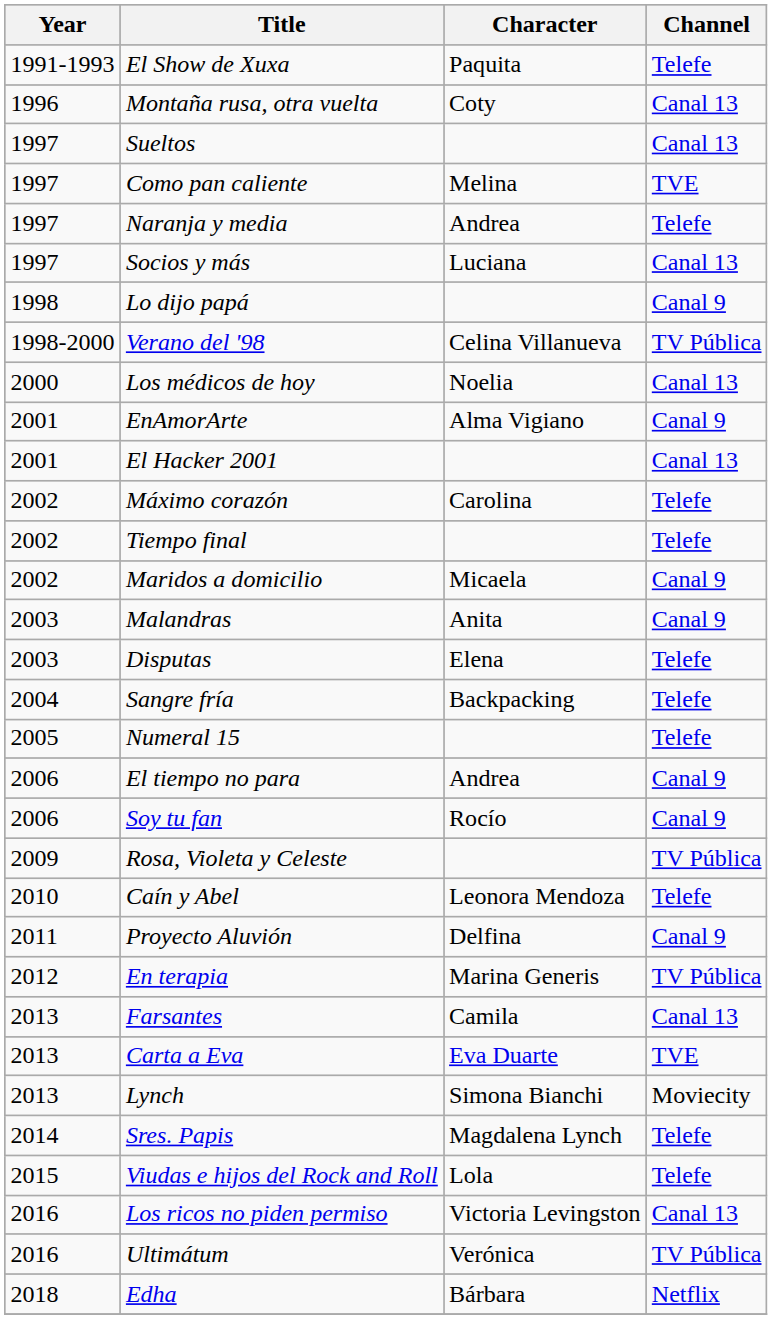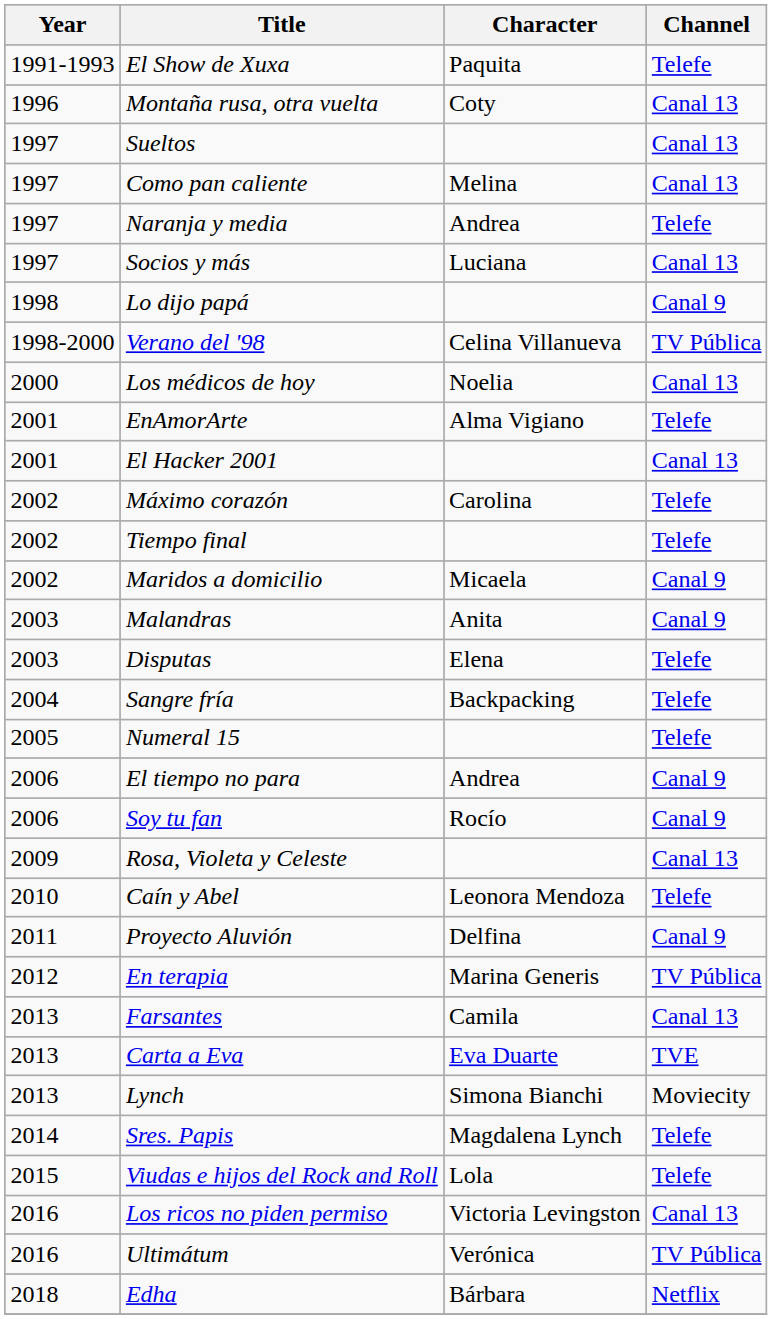(675, 183) TVE -> (695, 183) Canal 13
(689, 421) Canal 9 -> (682, 421) Telefe
(707, 857) TV Pública -> (695, 857) Canal 13
